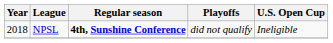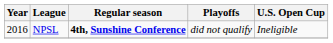(17, 29) 2018 -> (17, 29) 2016
